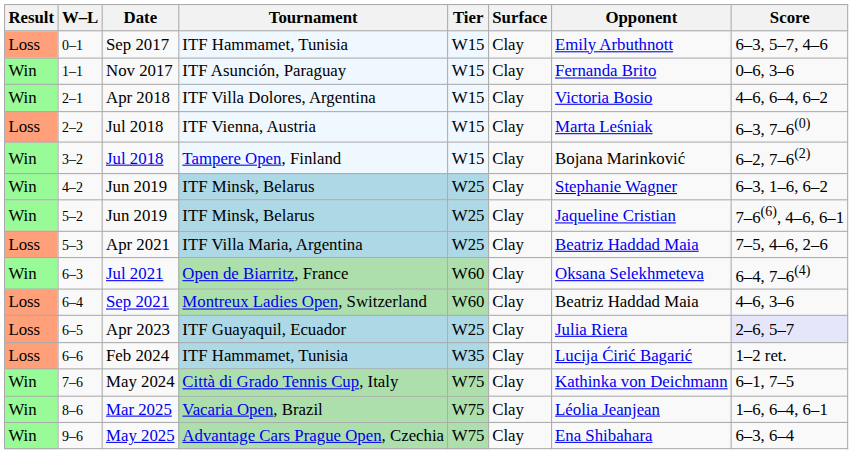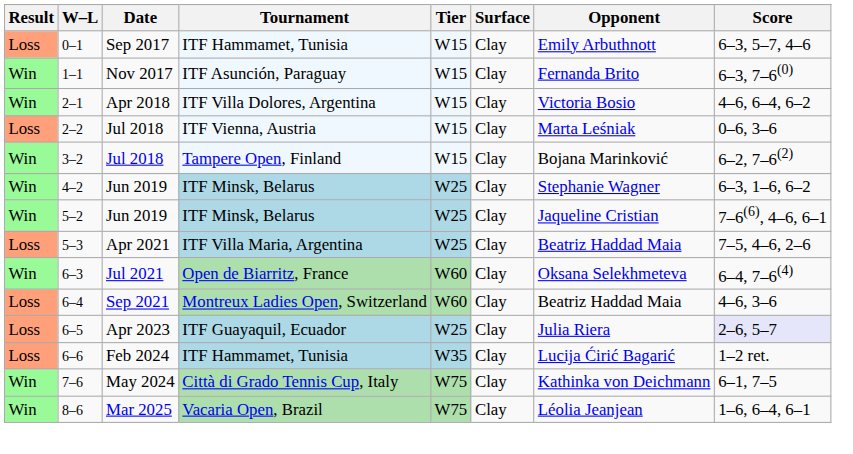(765, 71) 0–6, 3–6 -> (756, 73) 6–3, 7–6(0)
(773, 126) 6–3, 7–6(0) -> (748, 128) 0–6, 3–6
- row: (72, 436)
